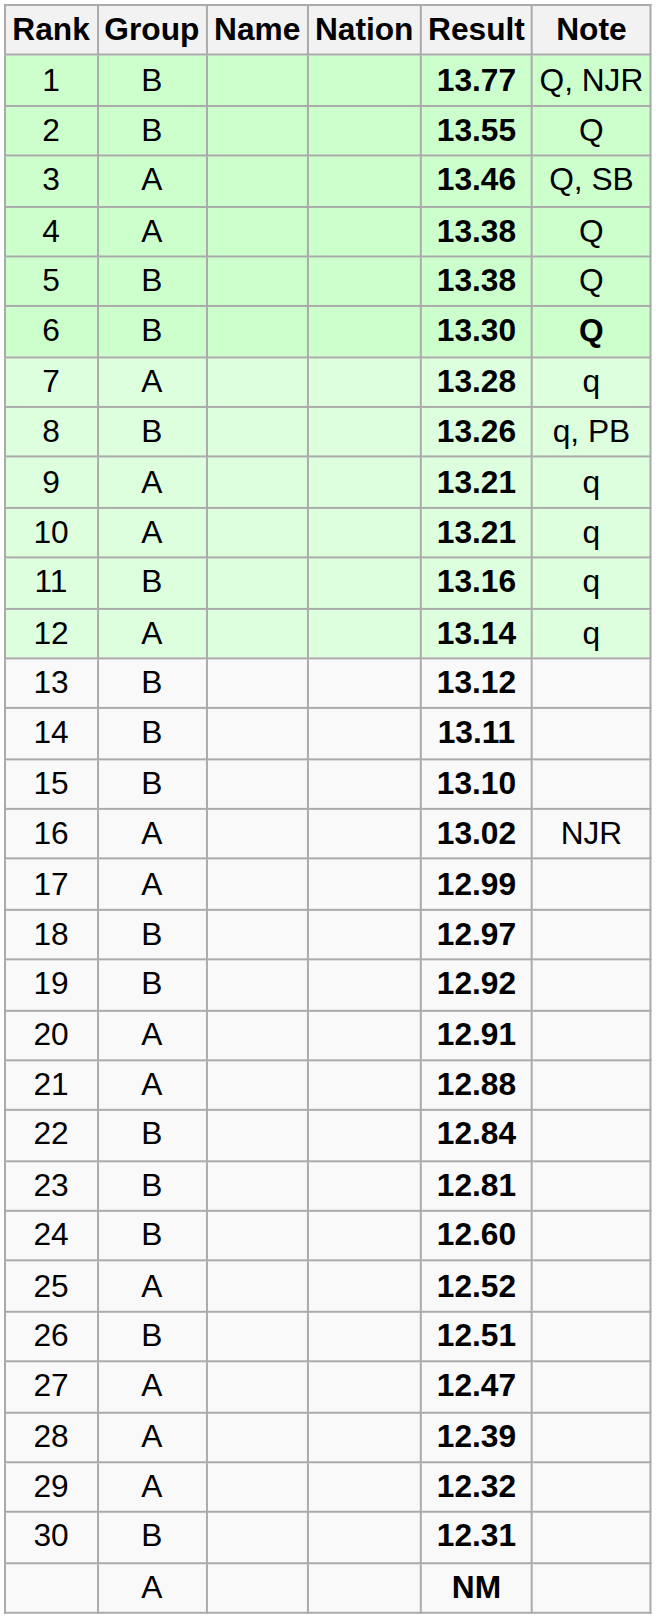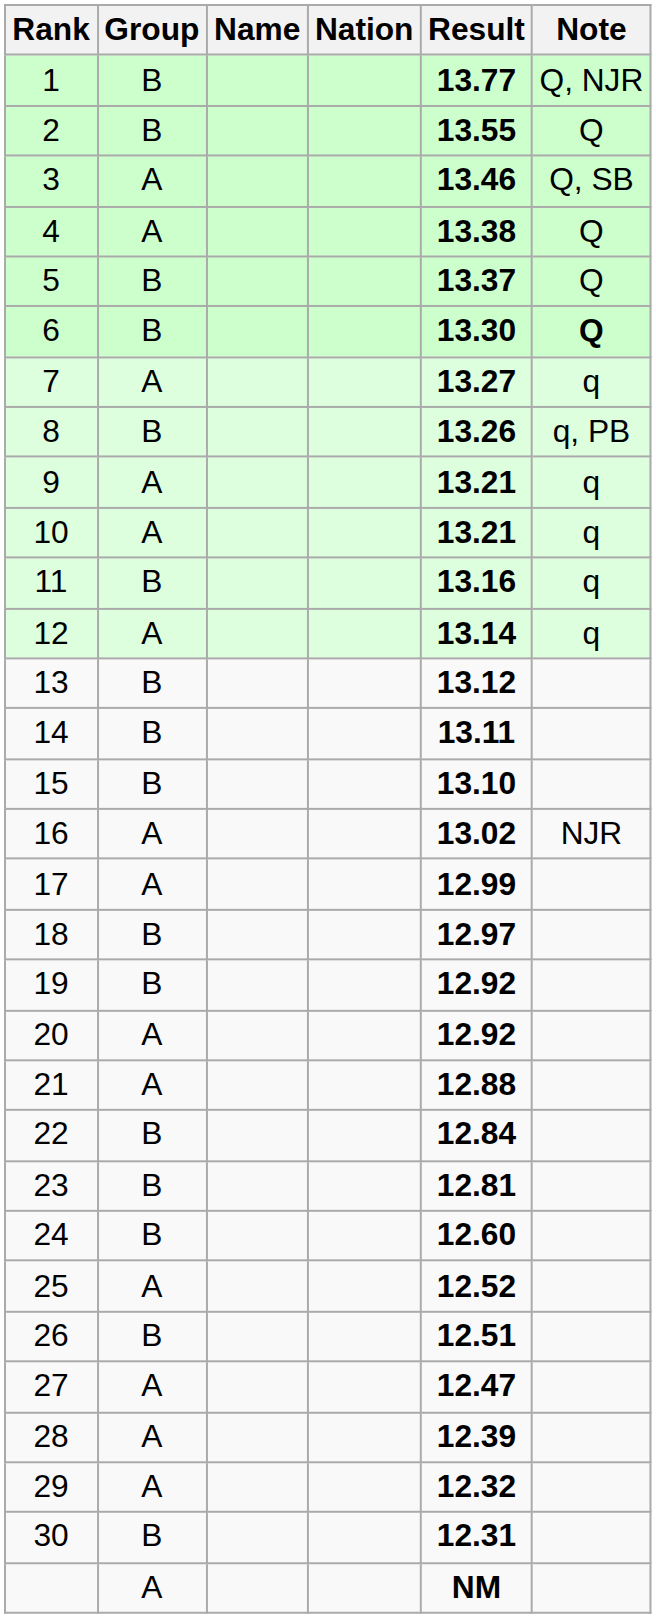(476, 280) 13.38 -> (476, 280) 13.37
(476, 381) 13.28 -> (476, 381) 13.27
(476, 1034) 12.91 -> (476, 1034) 12.92
